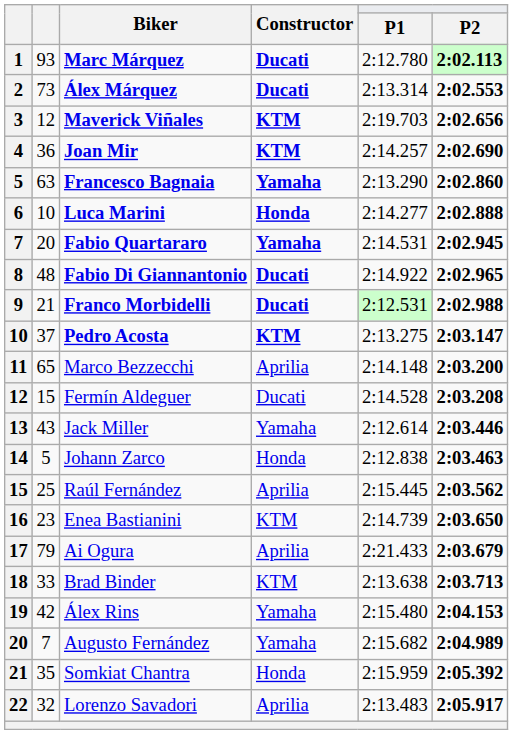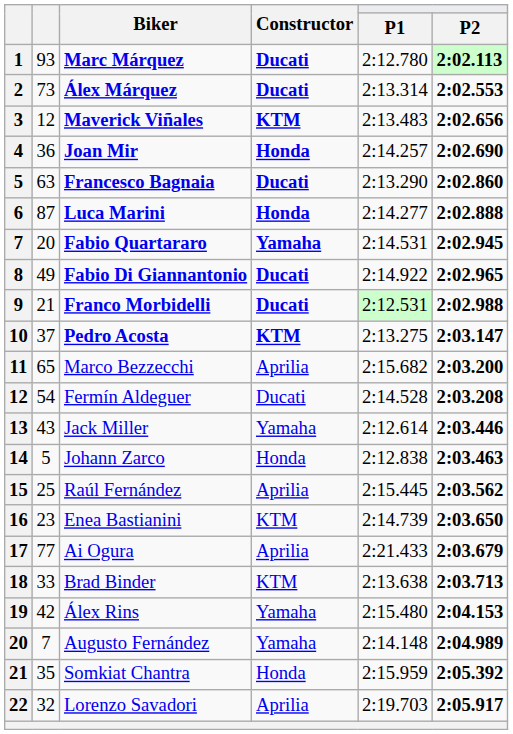(395, 120) 2:19.703 -> (395, 120) 2:13.483
(278, 151) KTM -> (283, 151) Honda
(289, 181) Yamaha -> (282, 181) Ducati
(46, 212) 10 -> (46, 212) 87
(46, 274) 48 -> (46, 274) 49
(395, 366) 2:14.148 -> (395, 366) 2:15.682
(46, 397) 15 -> (46, 397) 54
(46, 550) 79 -> (46, 550) 77
(395, 643) 2:15.682 -> (395, 643) 2:14.148
(395, 704) 2:13.483 -> (395, 704) 2:19.703
